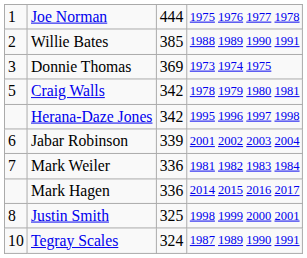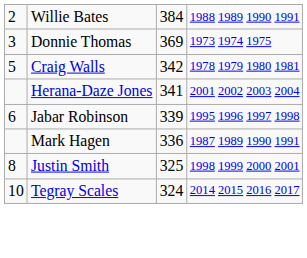- row: (69, 16)
(171, 41) 385 -> (171, 16) 384
(171, 116) 342 -> (171, 91) 341
(245, 116) 1995 1996 1997 1998 -> (245, 91) 2001 2002 2003 2004
(245, 141) 2001 2002 2003 2004 -> (245, 116) 1995 1996 1997 1998
- row: (71, 166)
(245, 191) 2014 2015 2016 2017 -> (245, 141) 1987 1989 1990 1991
(245, 240) 1987 1989 1990 1991 -> (245, 191) 2014 2015 2016 2017
